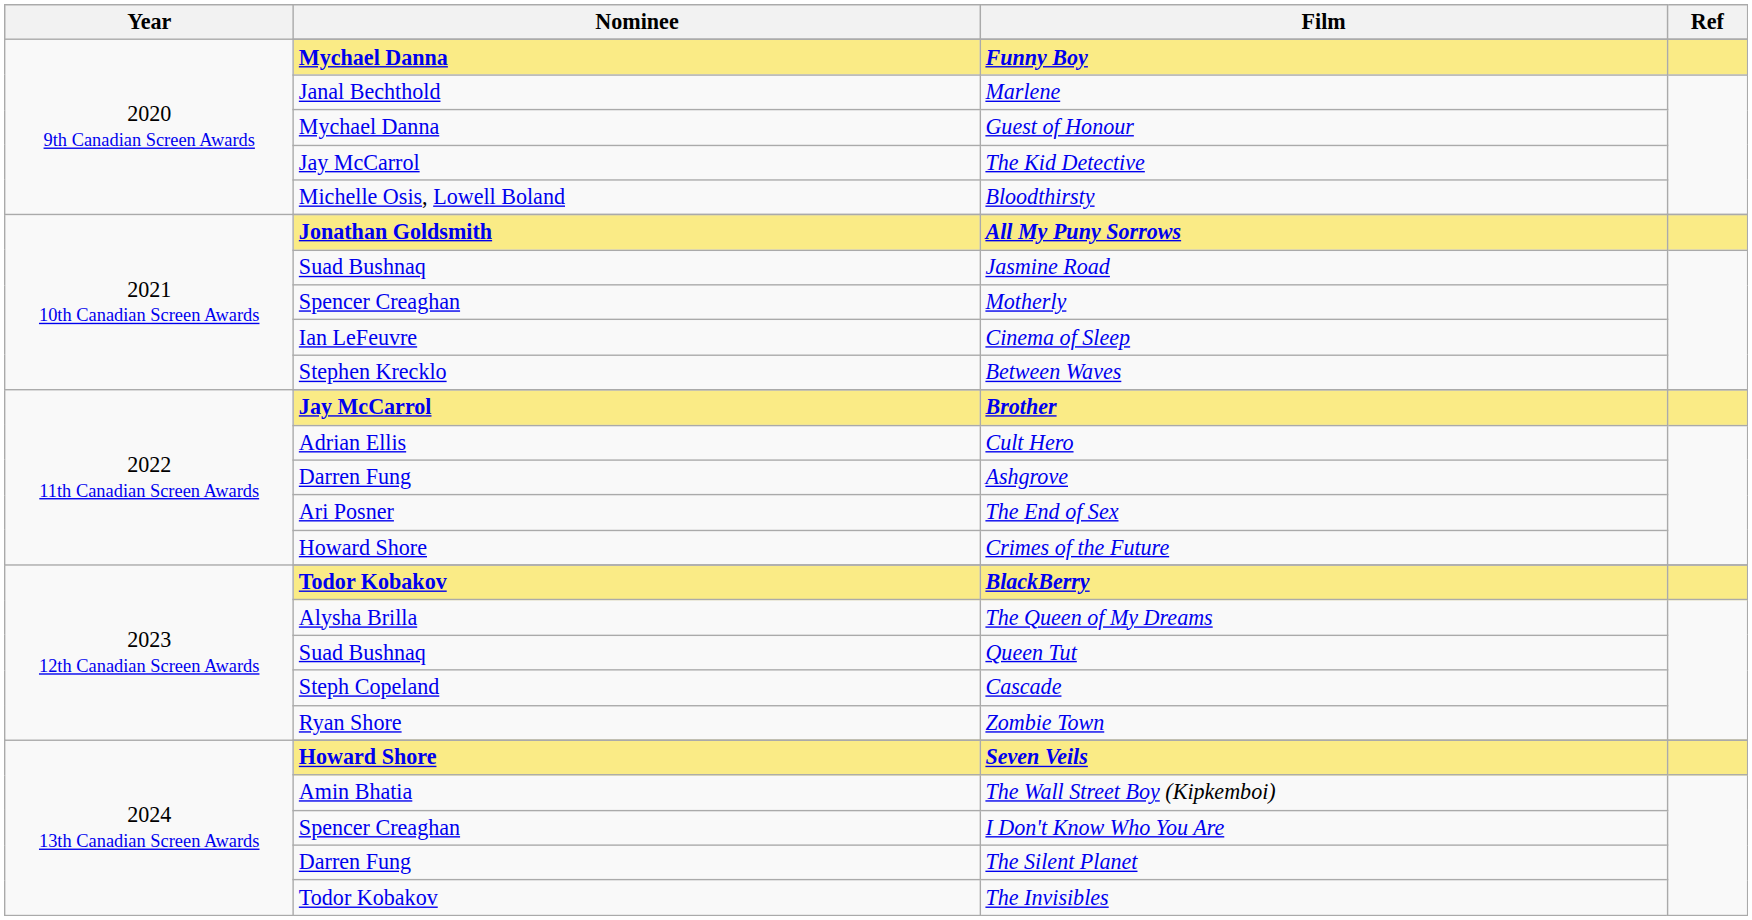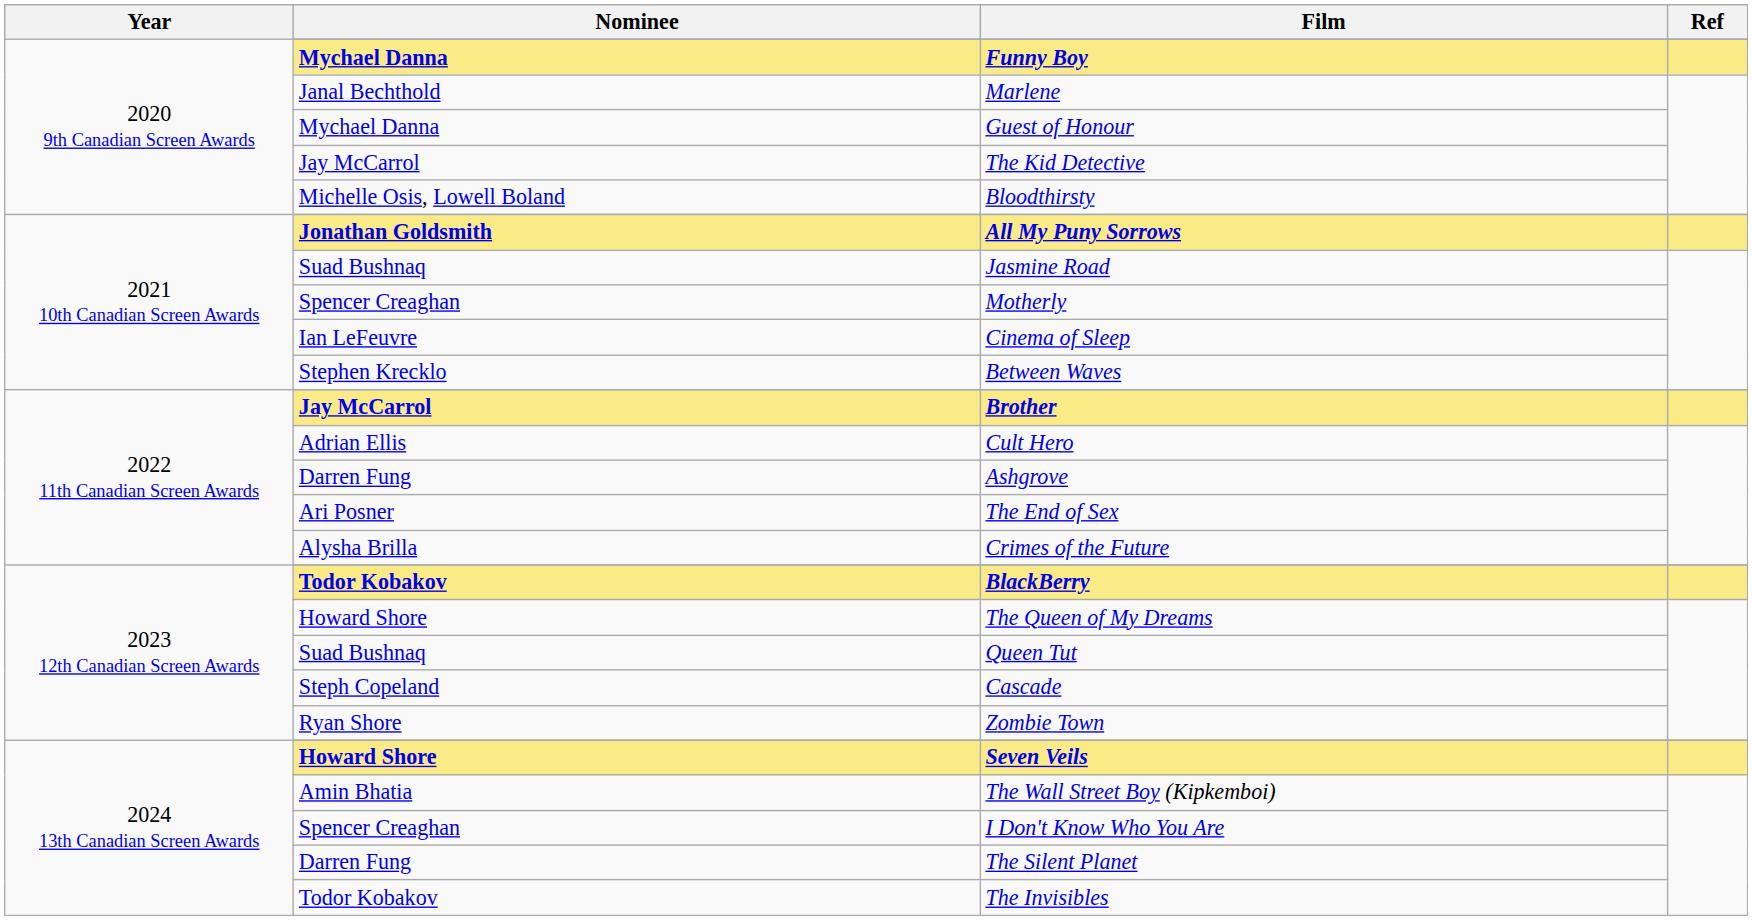(363, 547) Howard Shore -> (358, 547) Alysha Brilla
(358, 617) Alysha Brilla -> (363, 617) Howard Shore
